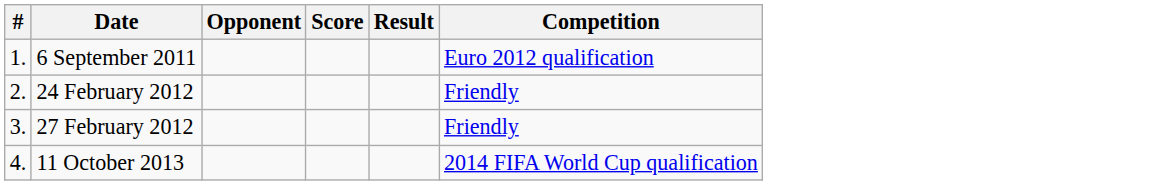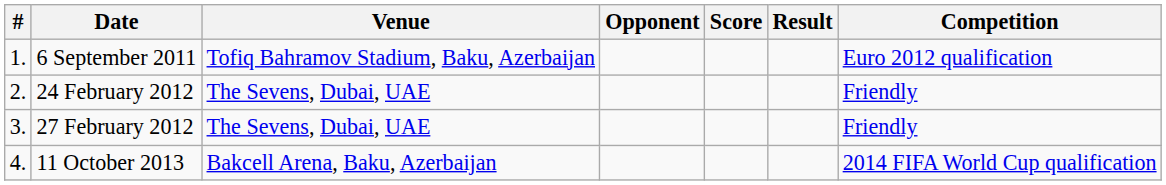+ column: (401, 22)
